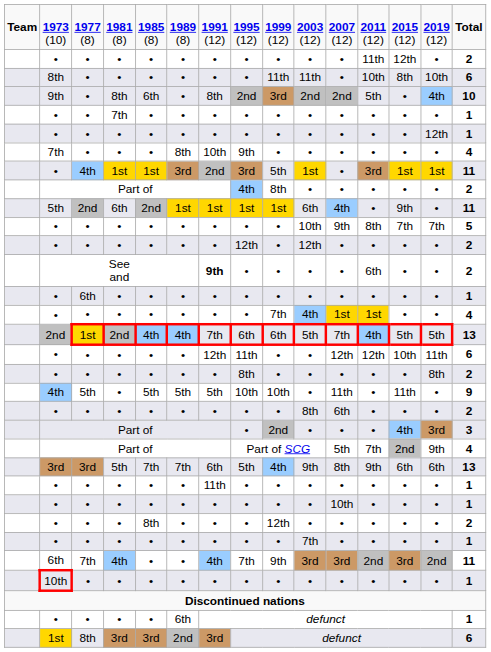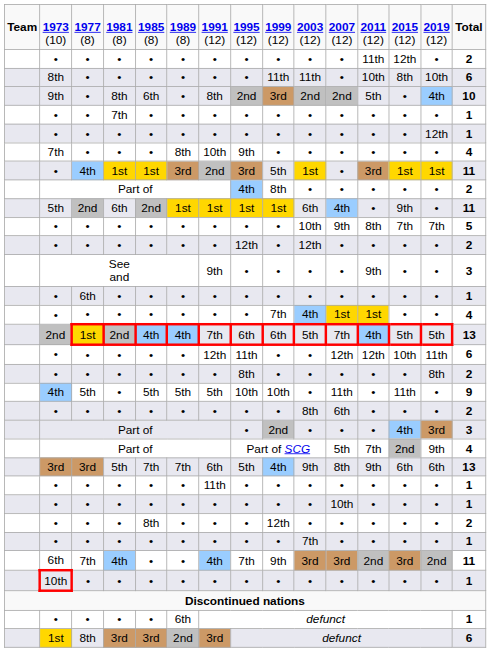(215, 271) bold -> (215, 271) normal
(373, 271) 6th -> (373, 271) 9th
(469, 271) 2 -> (469, 271) 3
